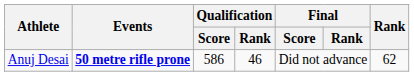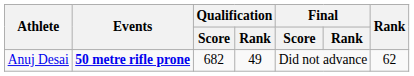(214, 60) 586 -> (214, 60) 682
(255, 60) 46 -> (255, 60) 49
